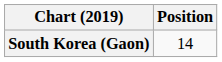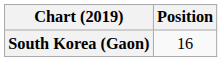(185, 43) 14 -> (185, 43) 16
